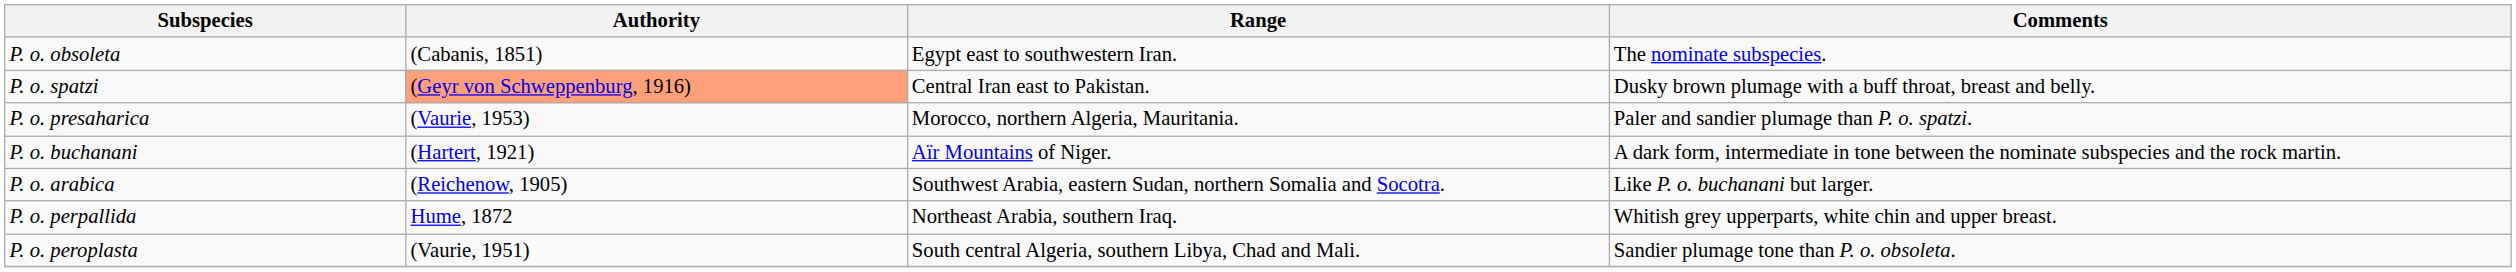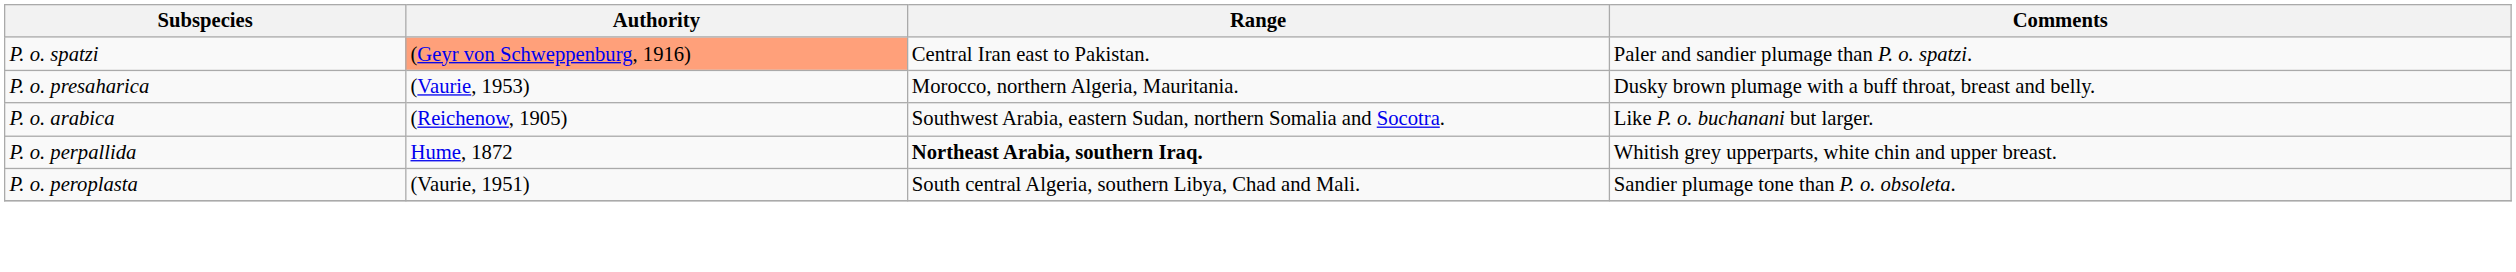- row: (65, 53)
(1855, 86) Dusky brown plumage with a buff throat, breast and belly. -> (1793, 53) Paler and sandier plumage than P. o. spatzi.
(1793, 119) Paler and sandier plumage than P. o. spatzi. -> (1855, 86) Dusky brown plumage with a buff throat, breast and belly.
- row: (73, 151)
(1045, 217) normal -> (1057, 151) bold
